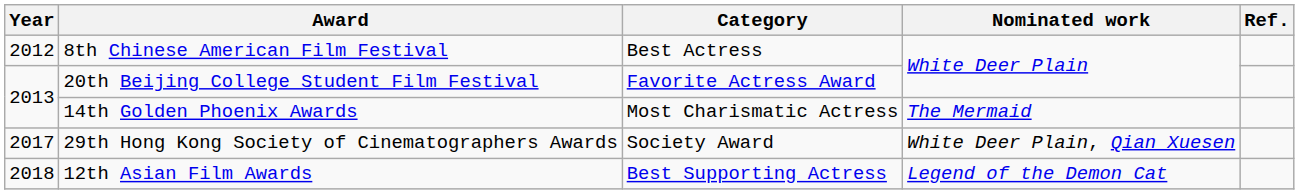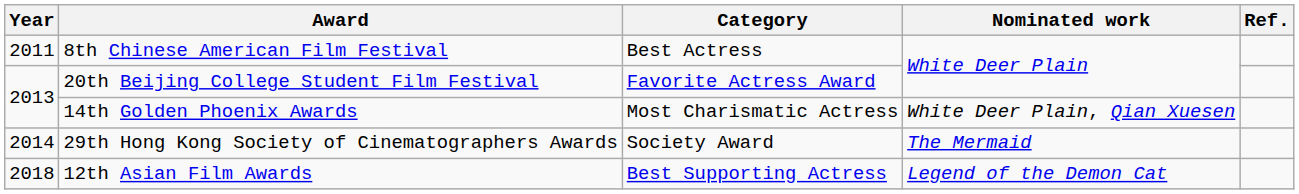(32, 51) 2012 -> (32, 51) 2011
(969, 112) The Mermaid -> (1071, 112) White Deer Plain, Qian Xuesen
(32, 143) 2017 -> (32, 143) 2014
(1071, 143) White Deer Plain, Qian Xuesen -> (969, 143) The Mermaid
